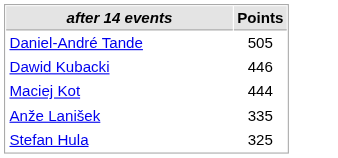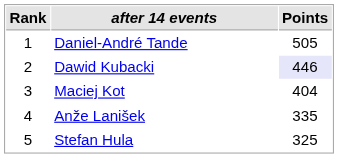+ column: (28, 18)
(260, 67) no background -> (305, 67) lavender background
(260, 91) 444 -> (305, 91) 404
